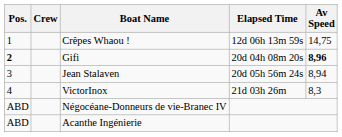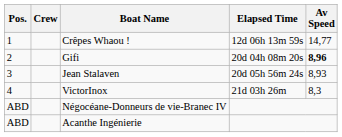(320, 40) 14,75 -> (320, 40) 14,77
(9, 57) bold -> (9, 57) normal
(317, 73) 8,94 -> (317, 73) 8,93
